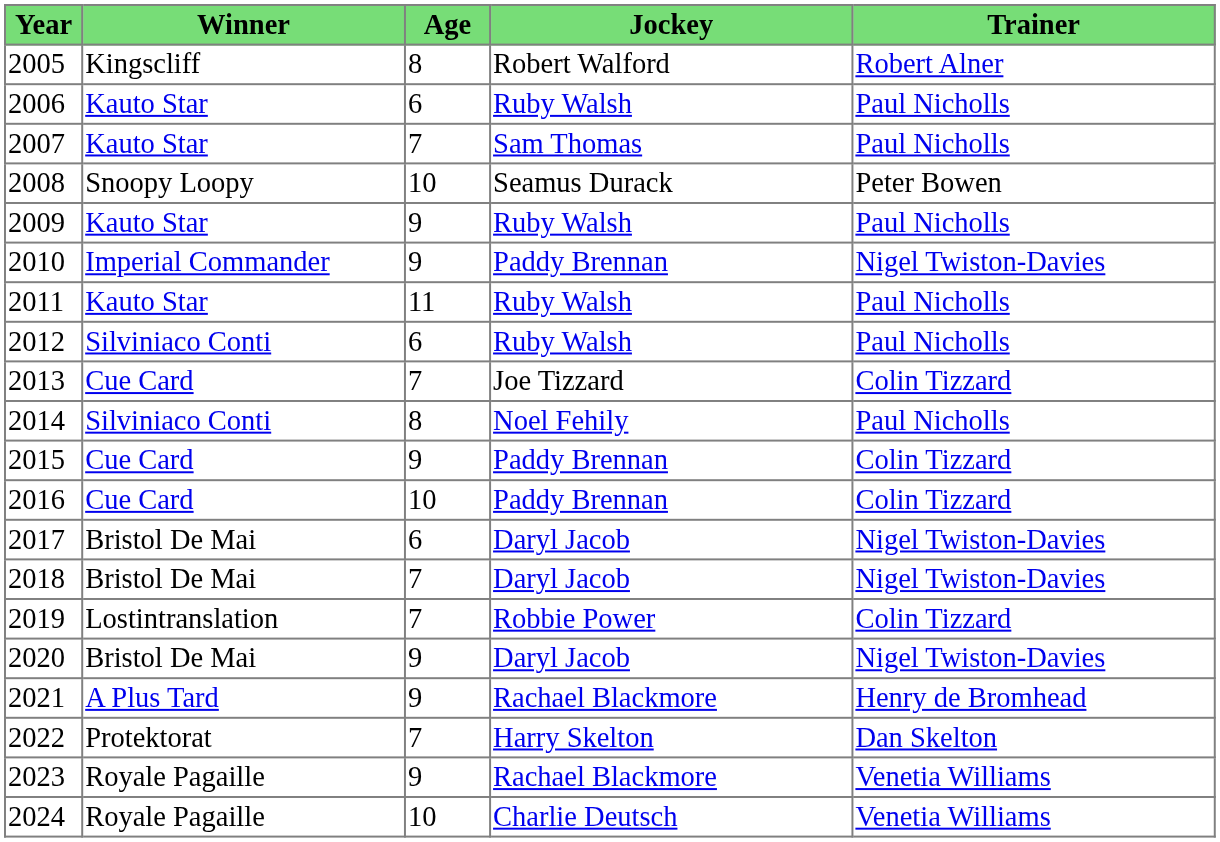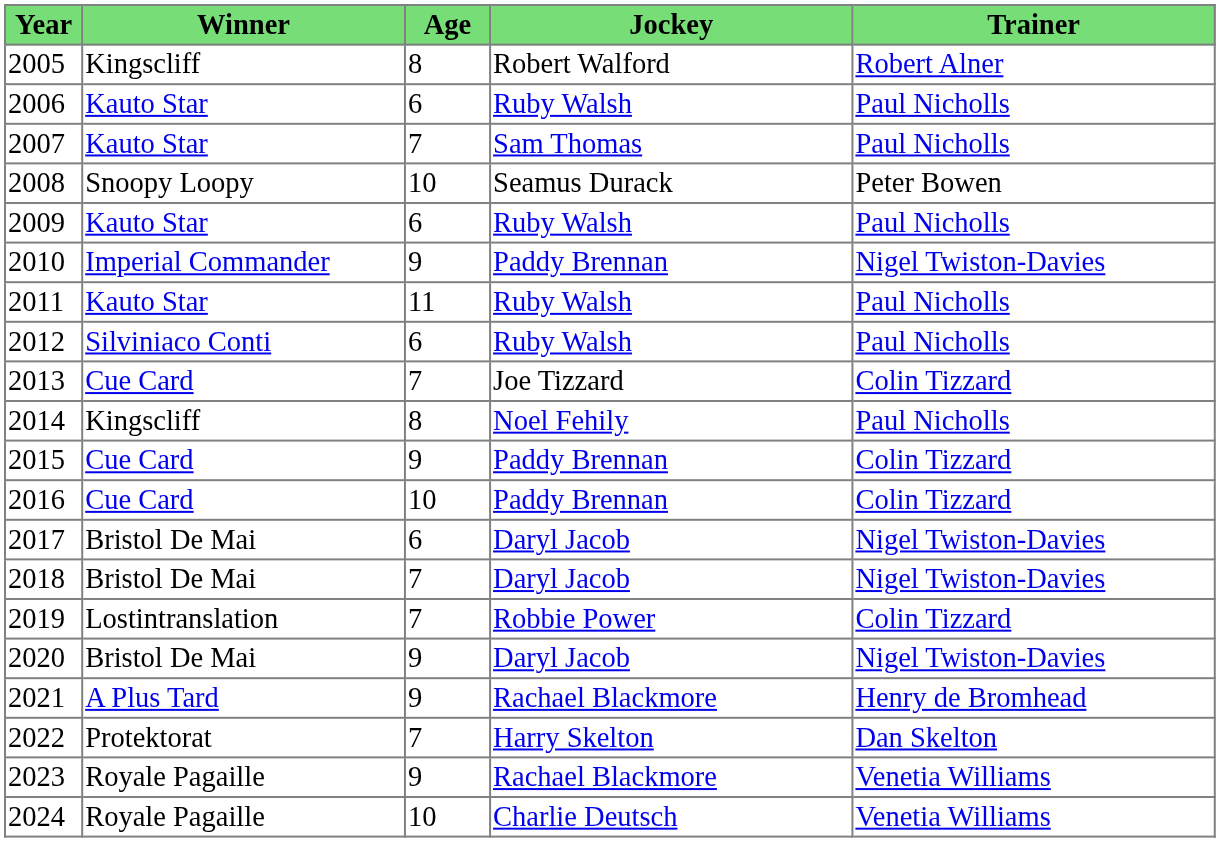(415, 222) 9 -> (415, 222) 6
(178, 420) Silviniaco Conti -> (143, 420) Kingscliff
